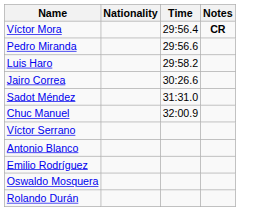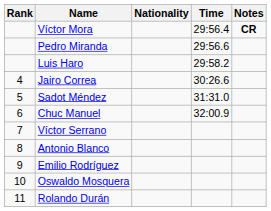+ column: (20, 13)
